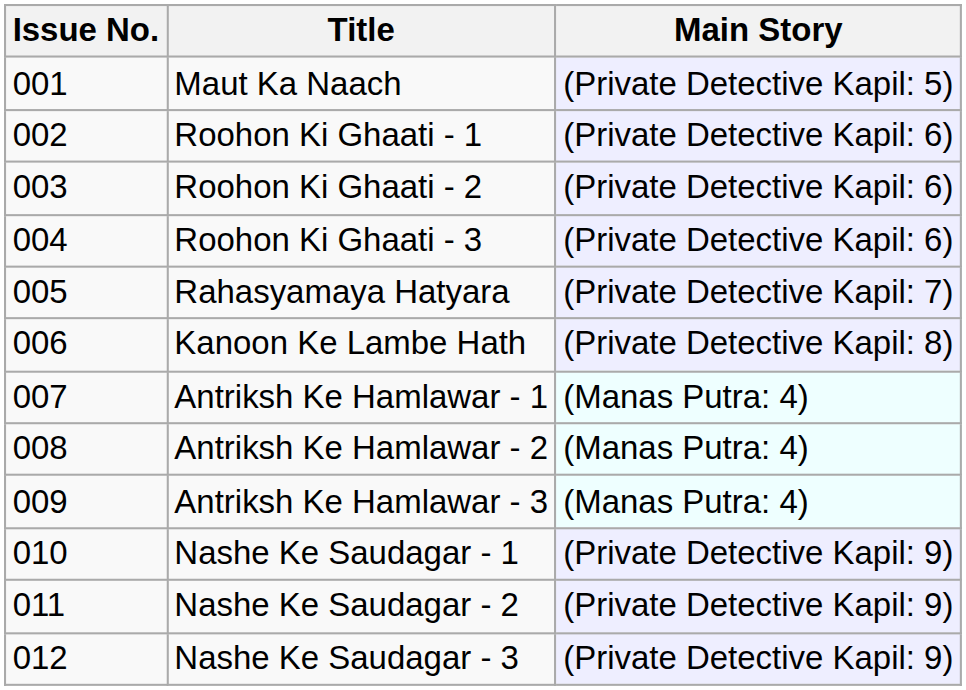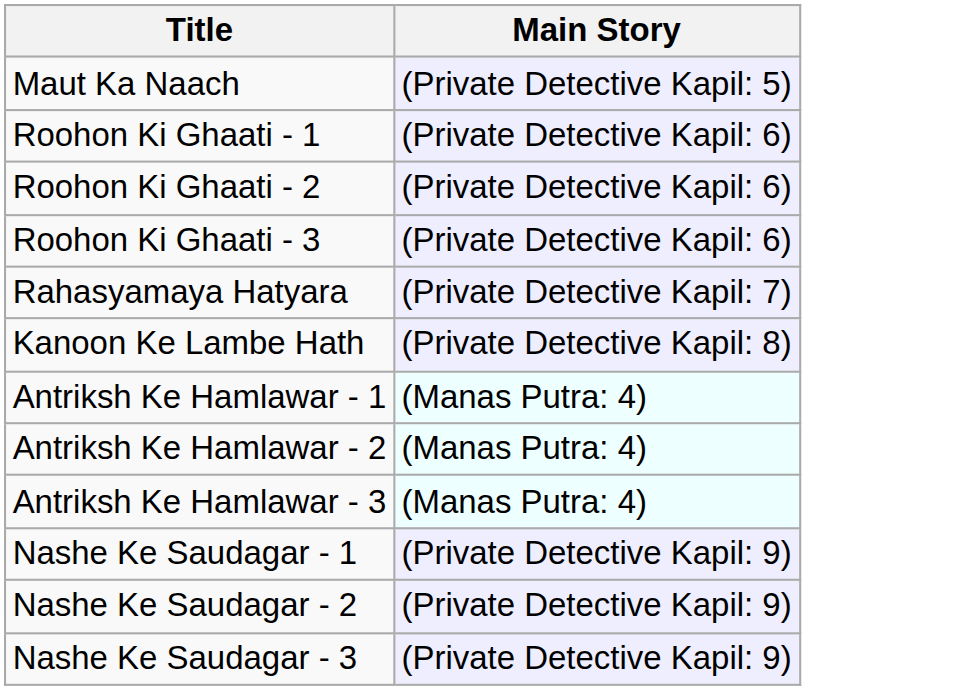- column: (86, 30)
